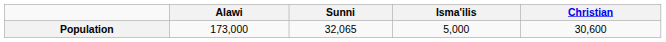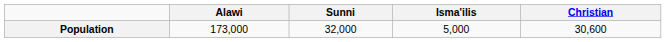(341, 29) 32,065 -> (341, 29) 32,000
